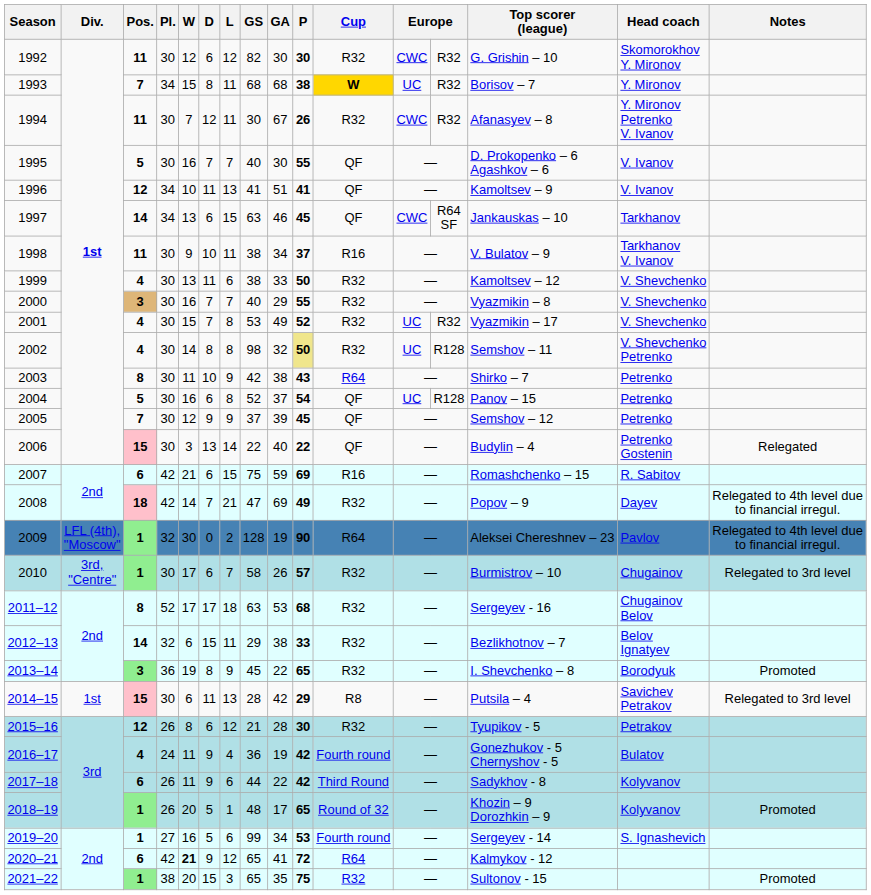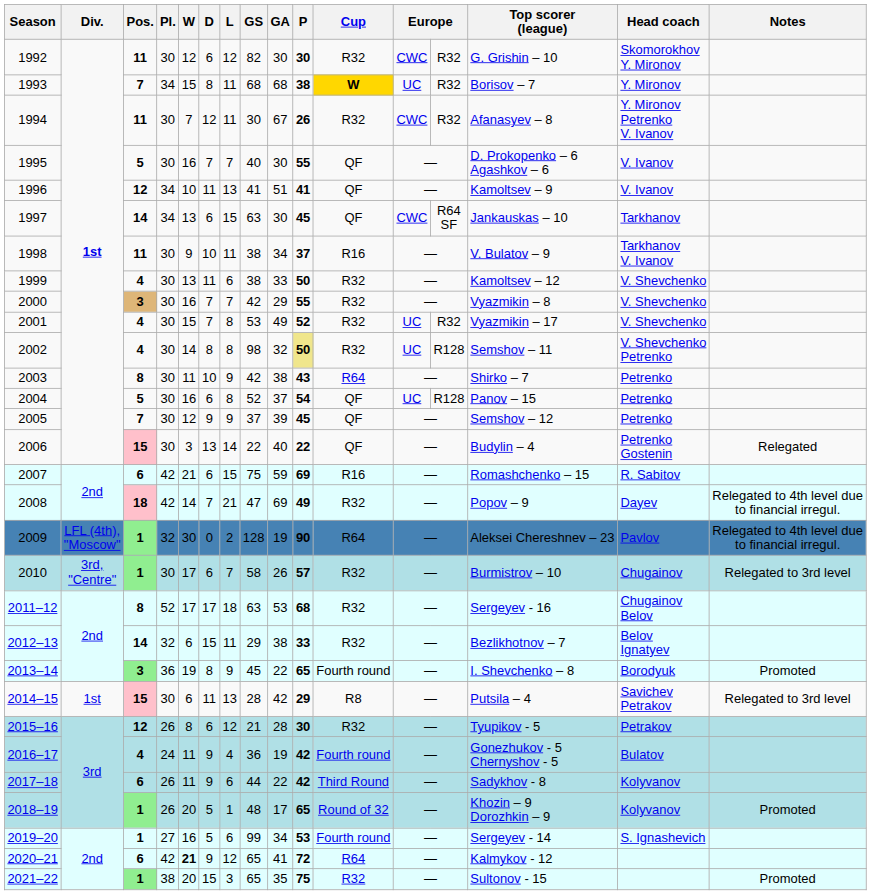(280, 218) 46 -> (280, 218) 30
(254, 301) 40 -> (254, 301) 42
(353, 671) R32 -> (353, 671) Fourth round
